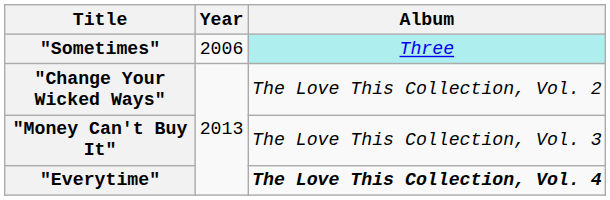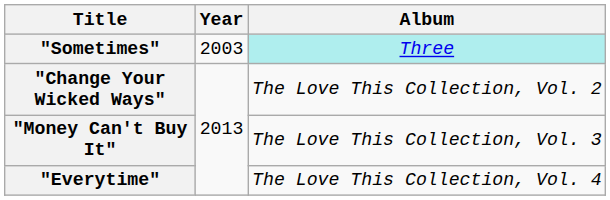(222, 49) 2006 -> (222, 49) 2003
(427, 180) bold -> (427, 180) normal
